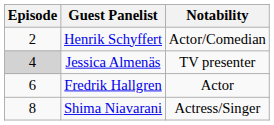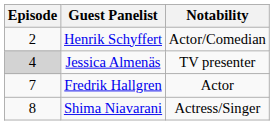(32, 85) 6 -> (32, 85) 7
